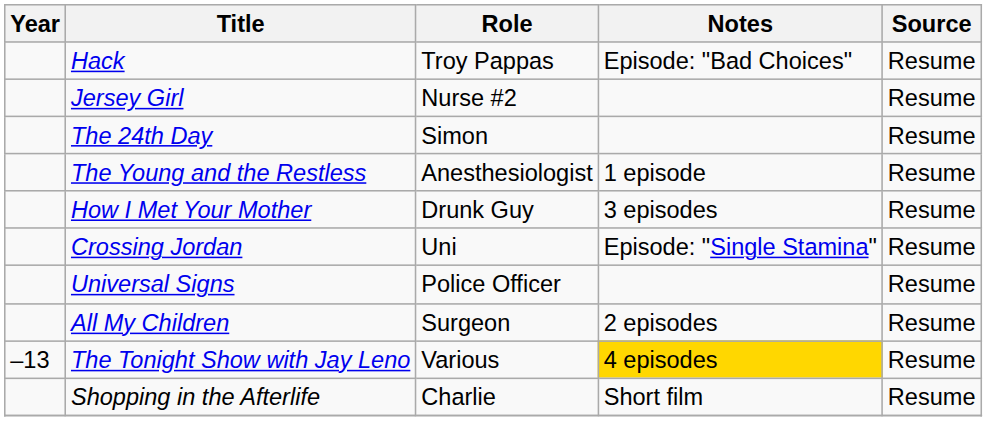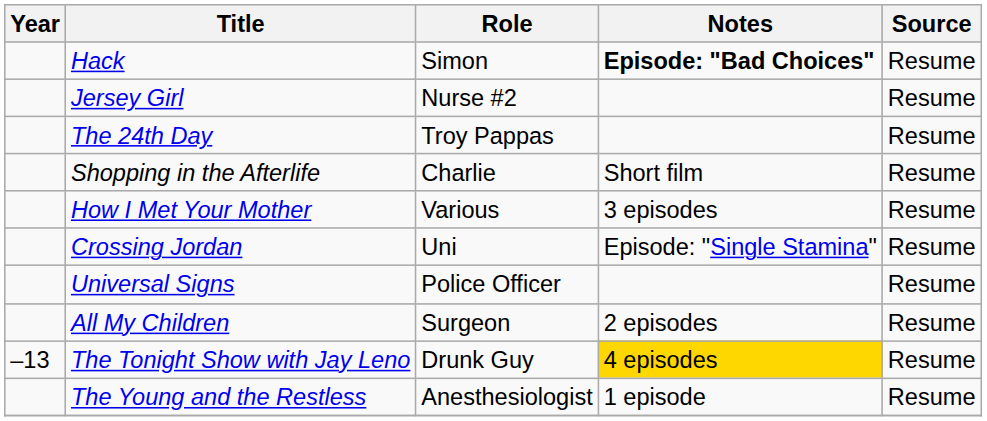(488, 61) Troy Pappas -> (455, 61) Simon
(728, 61) normal -> (739, 61) bold
(455, 136) Simon -> (488, 136) Troy Pappas
rows swapped: (196, 397) <-> (219, 173)
(478, 210) Drunk Guy -> (460, 210) Various
(460, 359) Various -> (478, 359) Drunk Guy
